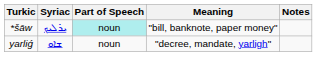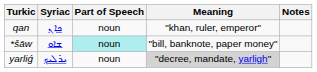+ row: (21, 28)
(55, 28) ܝܪܠܝܟ -> (55, 43) ܫܐܘ
(55, 43) ܫܐܘ -> (55, 59) ܝܪܠܝܟ
(213, 43) no background -> (213, 59) lightgrey background
